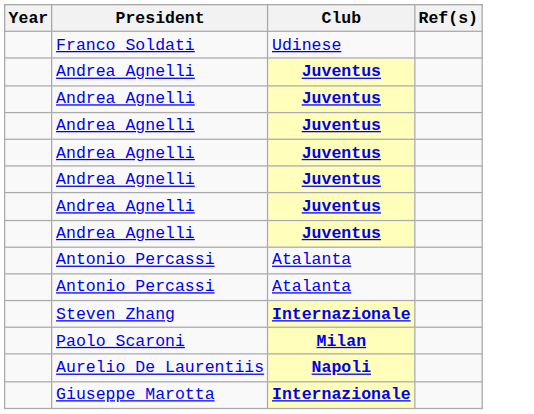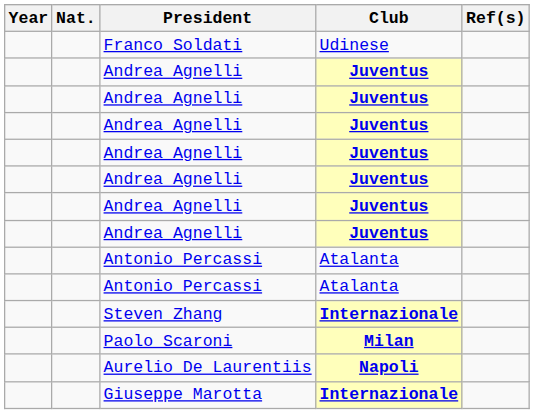+ column: (76, 18)
